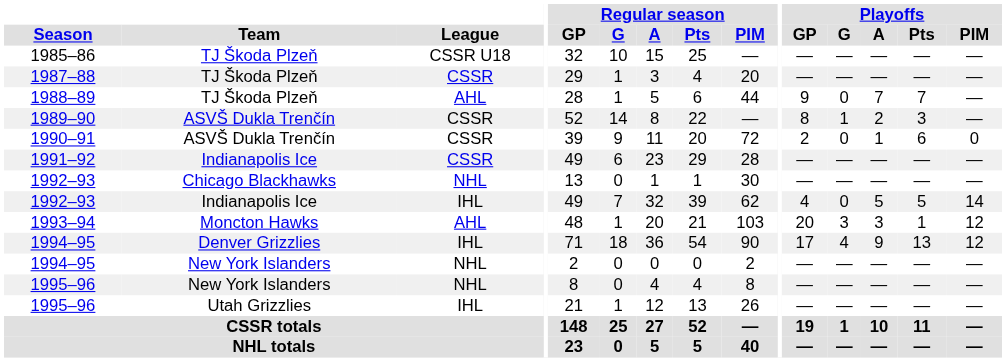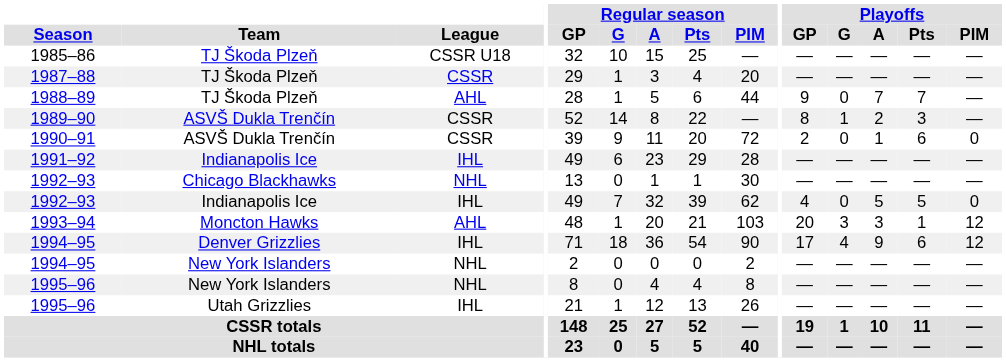(470, 159) CSSR -> (470, 159) IHL
(974, 201) 14 -> (974, 201) 0
(922, 243) 13 -> (922, 243) 6
